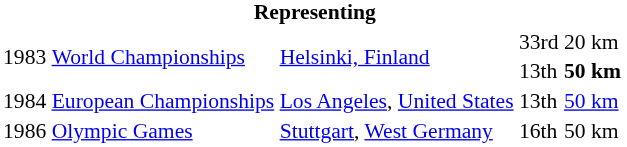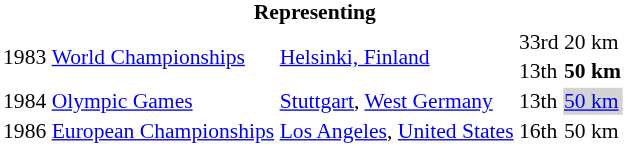(163, 101) European Championships -> (122, 101) Olympic Games
(397, 101) Los Angeles, United States -> (386, 101) Stuttgart, West Germany
(591, 101) no background -> (591, 101) lightgrey background
(122, 130) Olympic Games -> (163, 130) European Championships
(386, 130) Stuttgart, West Germany -> (397, 130) Los Angeles, United States
